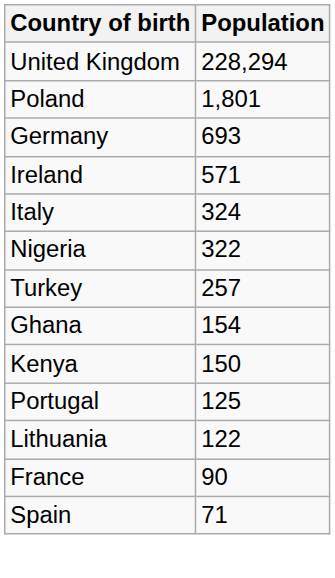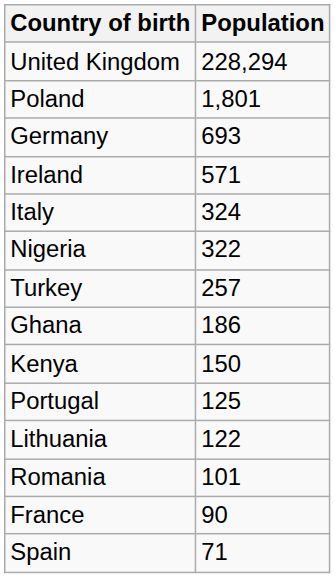(221, 325) 154 -> (221, 325) 186
+ row: (58, 477)
